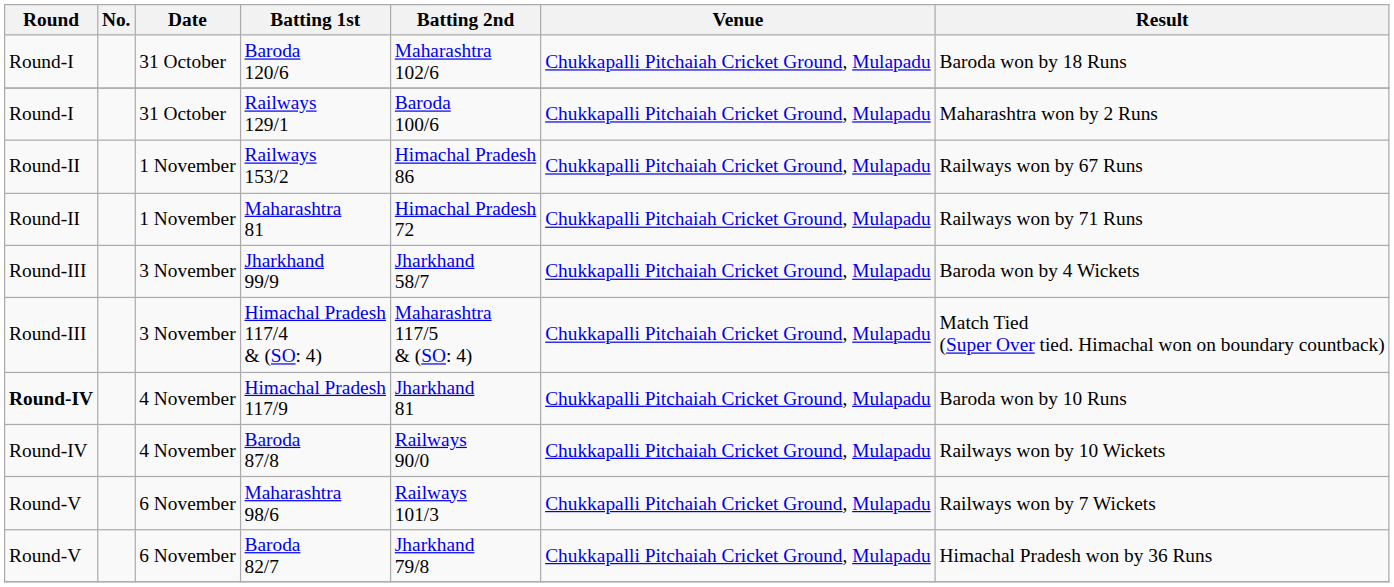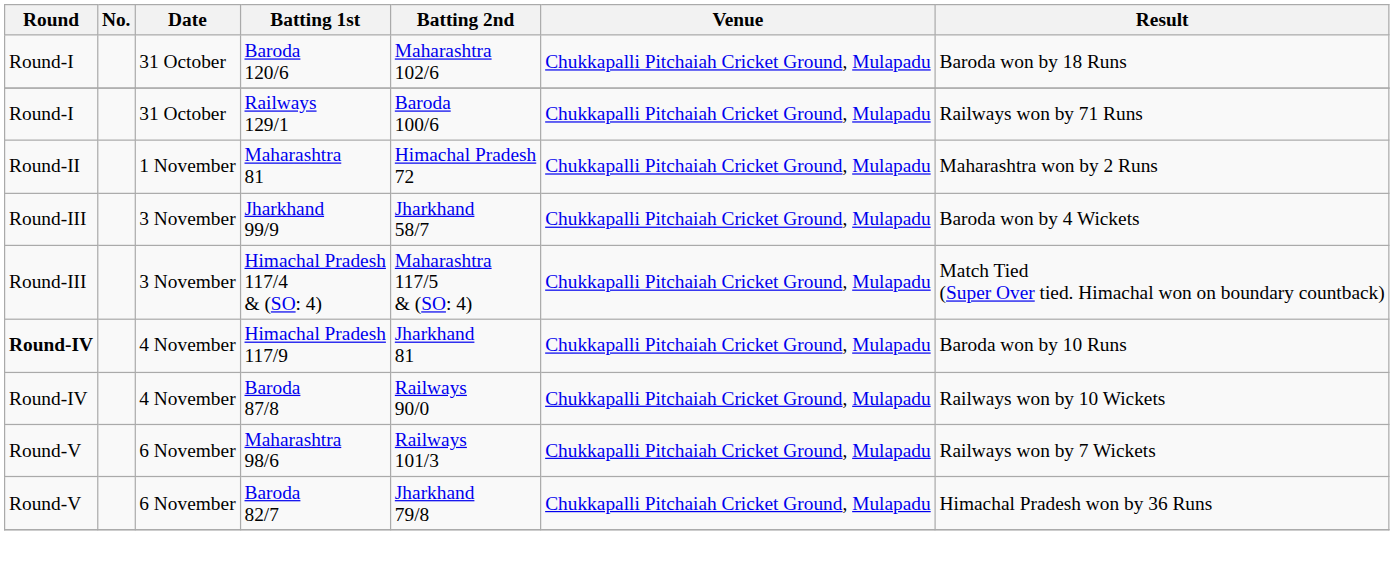(1049, 113) Maharashtra won by 2 Runs -> (1041, 113) Railways won by 71 Runs
- row: (281, 166)
(1041, 218) Railways won by 71 Runs -> (1049, 166) Maharashtra won by 2 Runs
